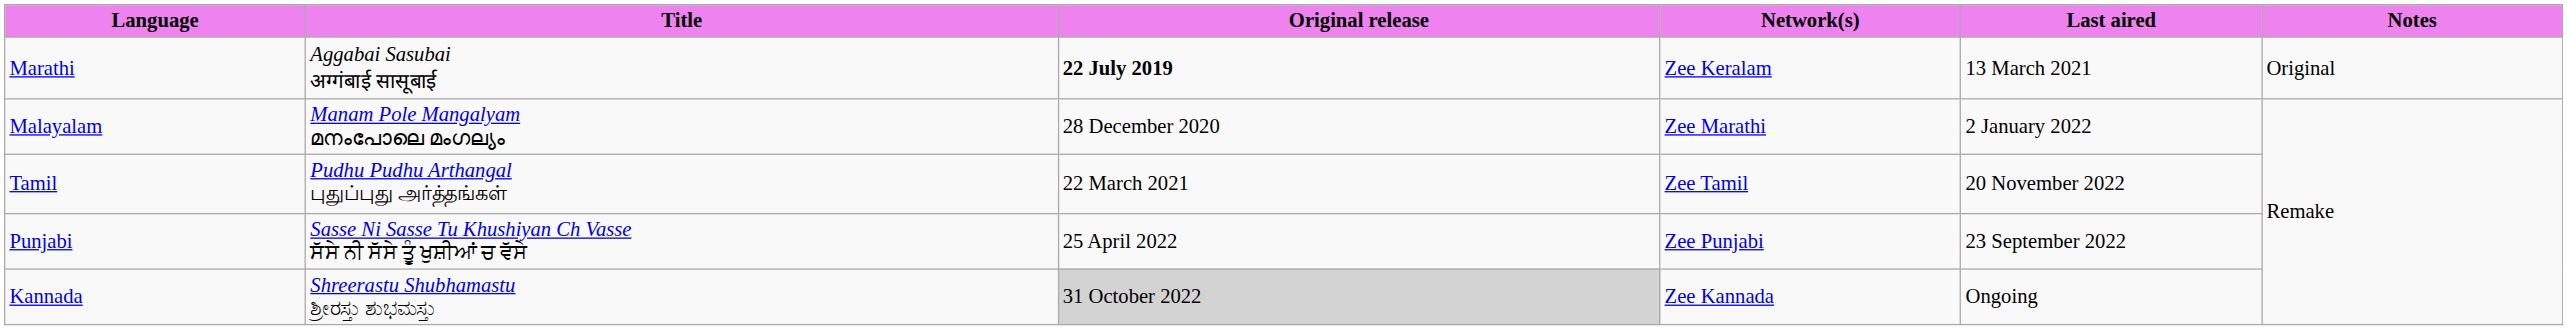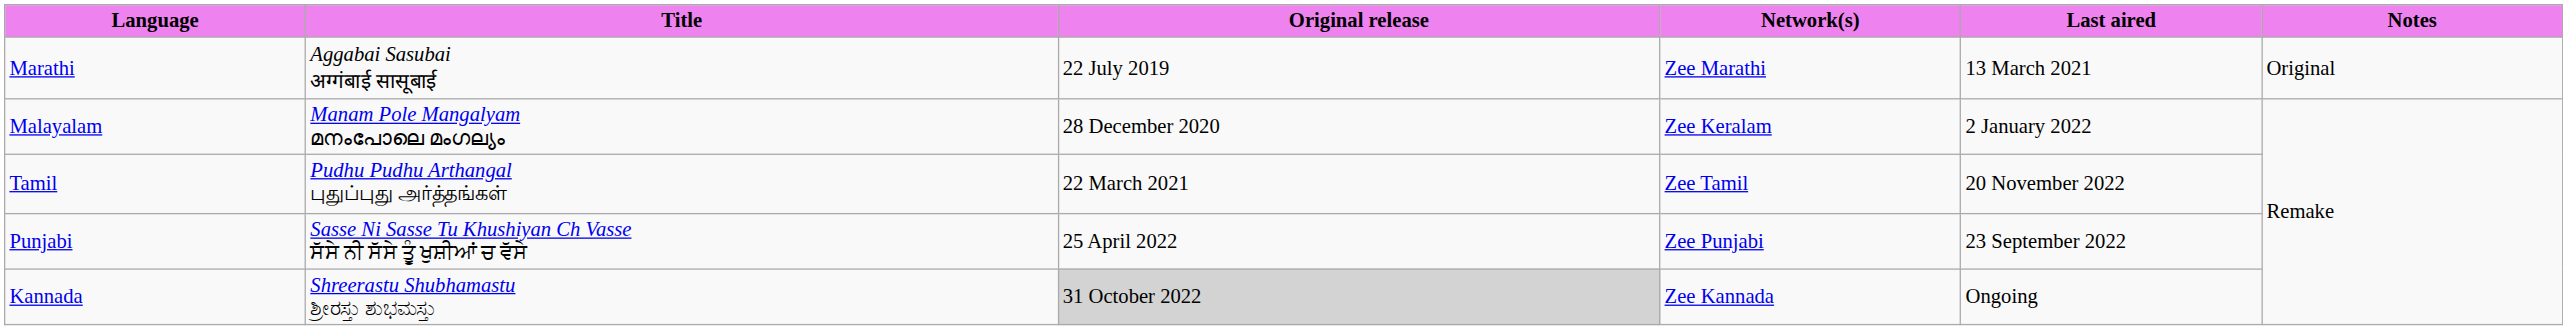(1118, 67) bold -> (1116, 67) normal
(1718, 67) Zee Keralam -> (1715, 67) Zee Marathi
(1715, 126) Zee Marathi -> (1718, 126) Zee Keralam
